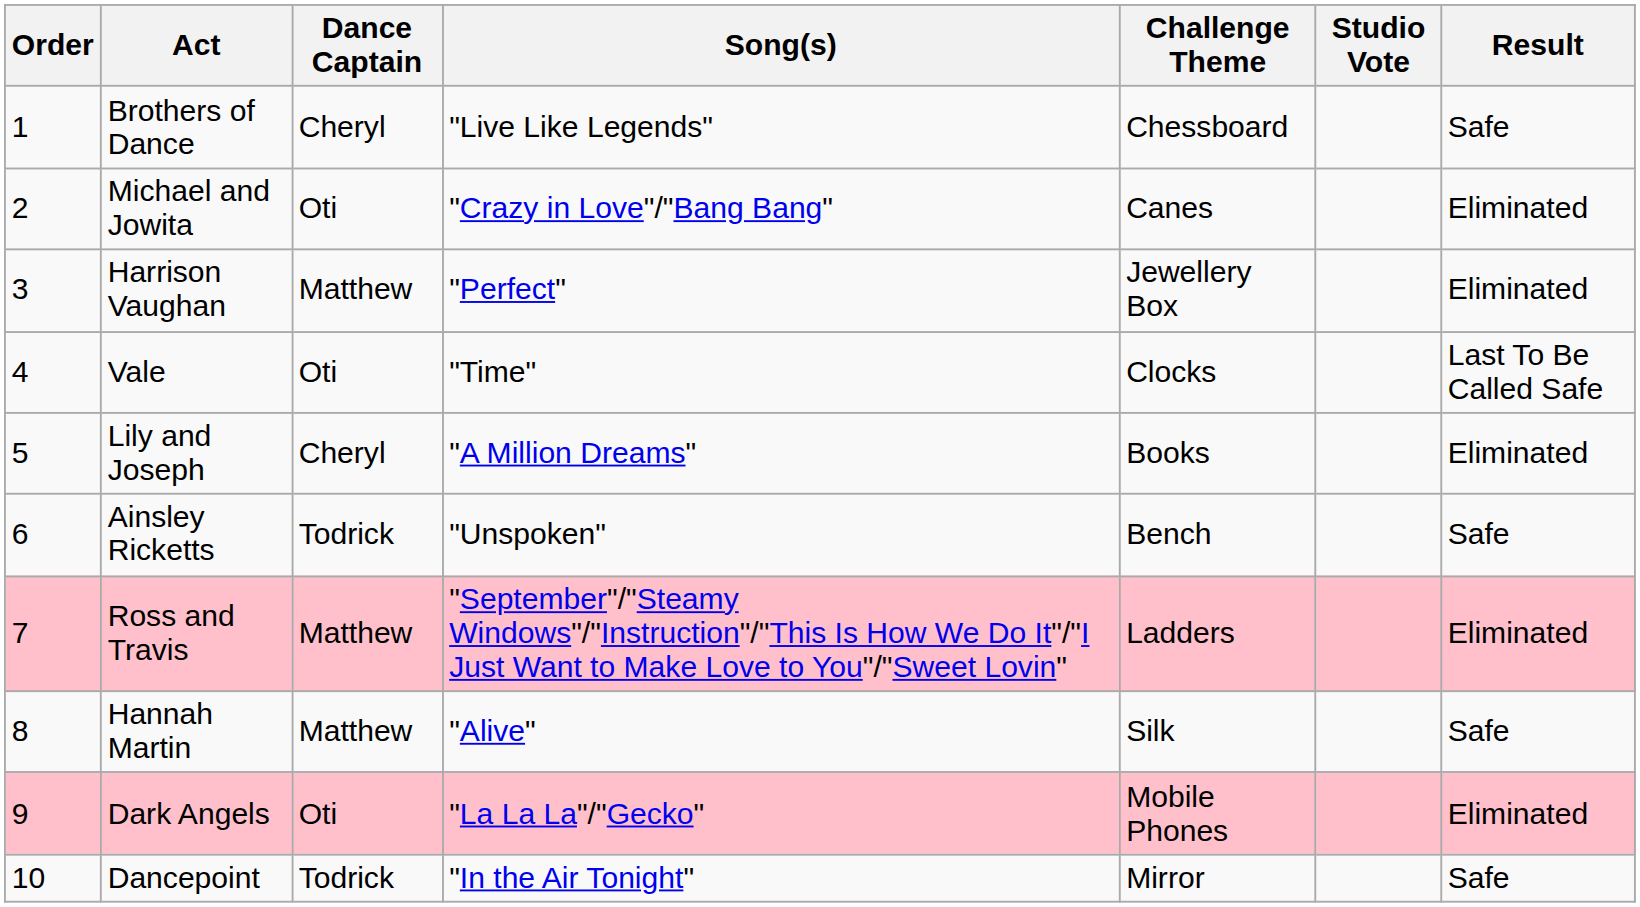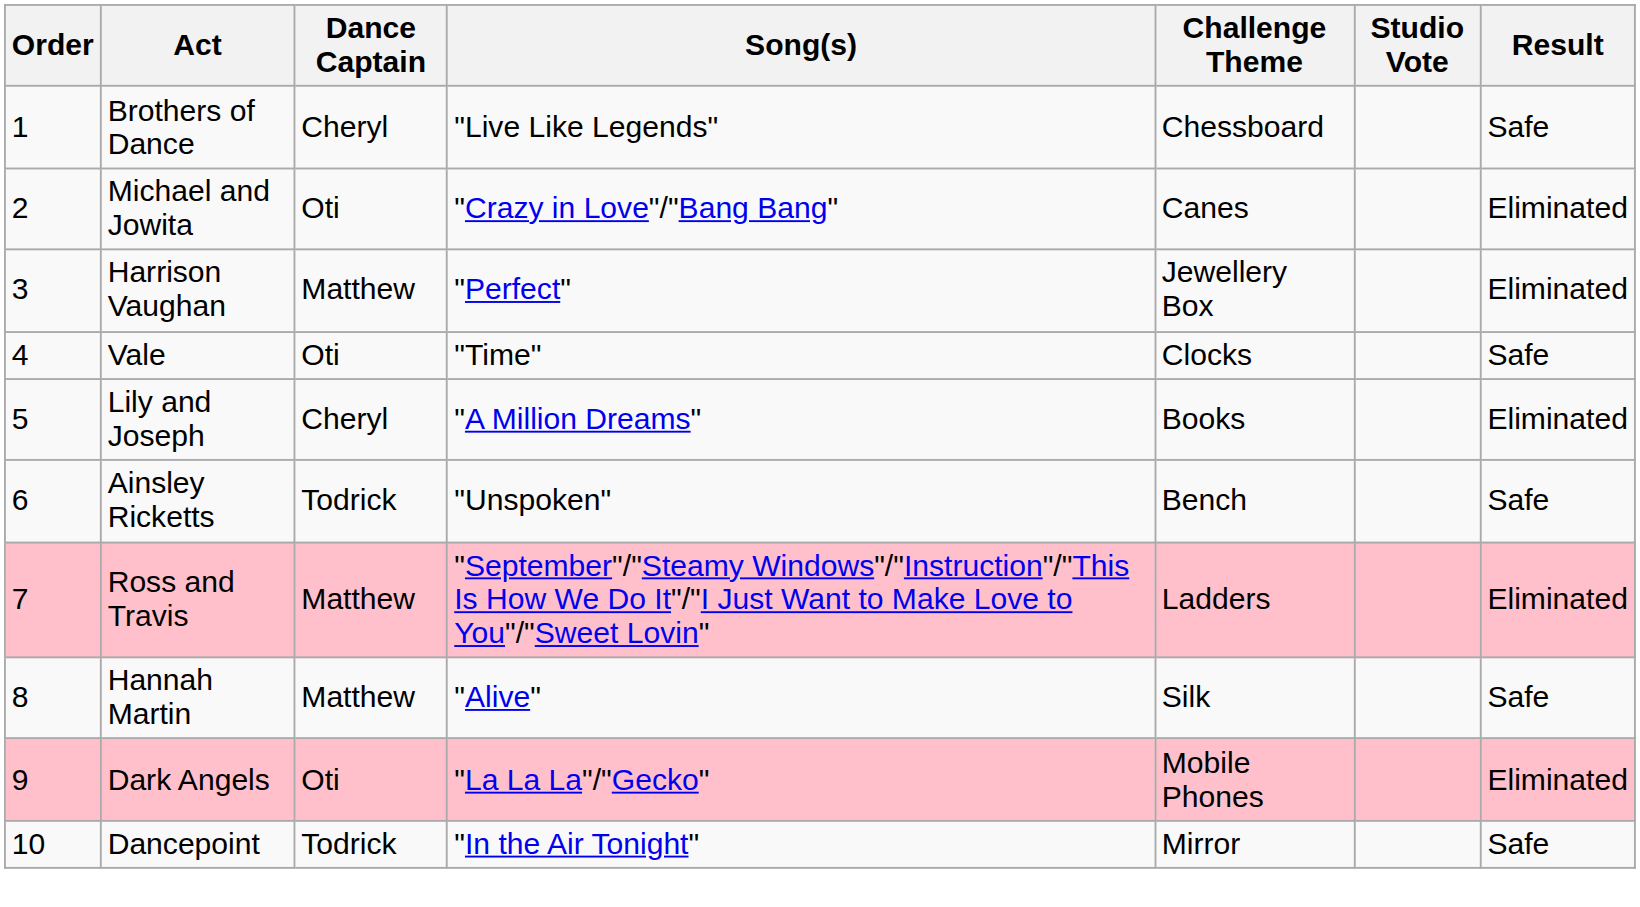(1525, 371) Last To Be Called Safe -> (1518, 354) Safe
